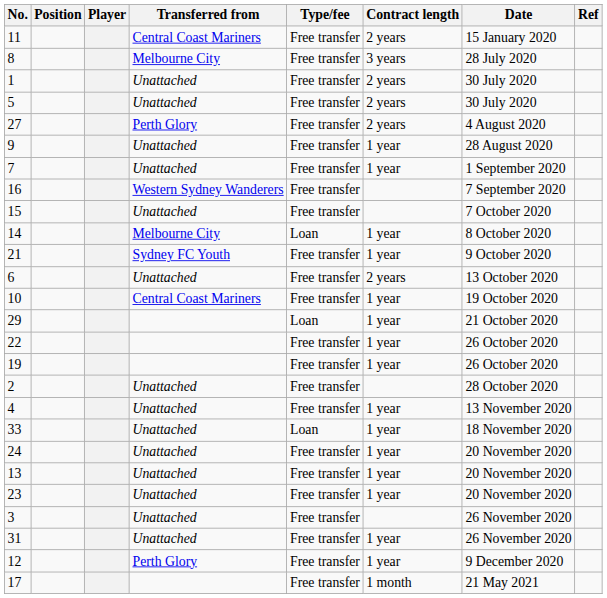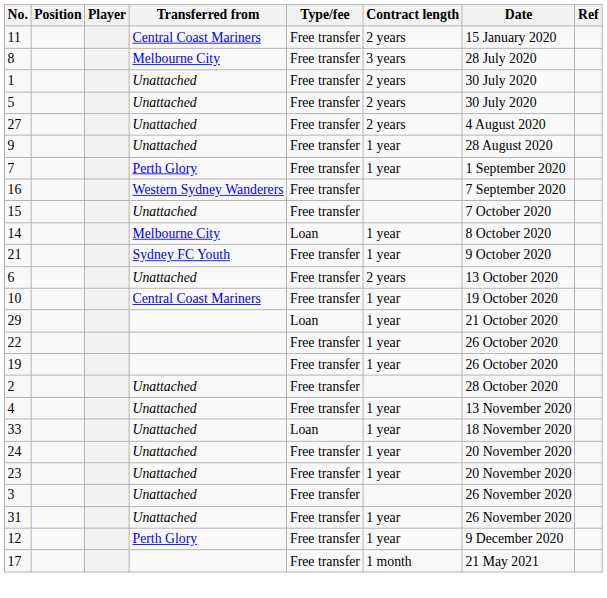(165, 124) Perth Glory -> (165, 124) Unattached
(165, 168) Unattached -> (165, 168) Perth Glory
- row: (14, 473)
